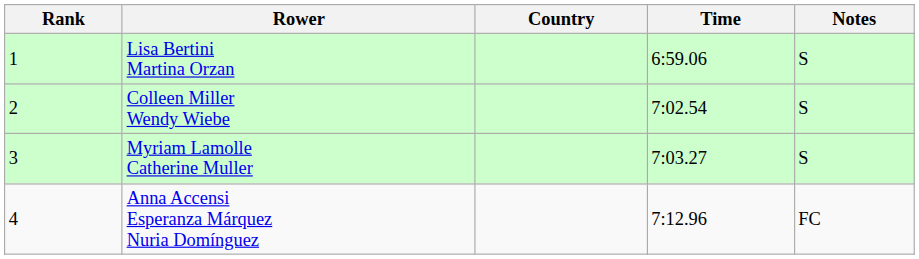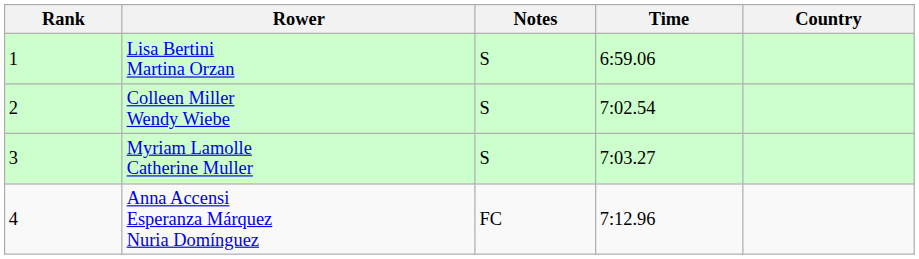columns swapped: (561, 19) <-> (854, 19)
